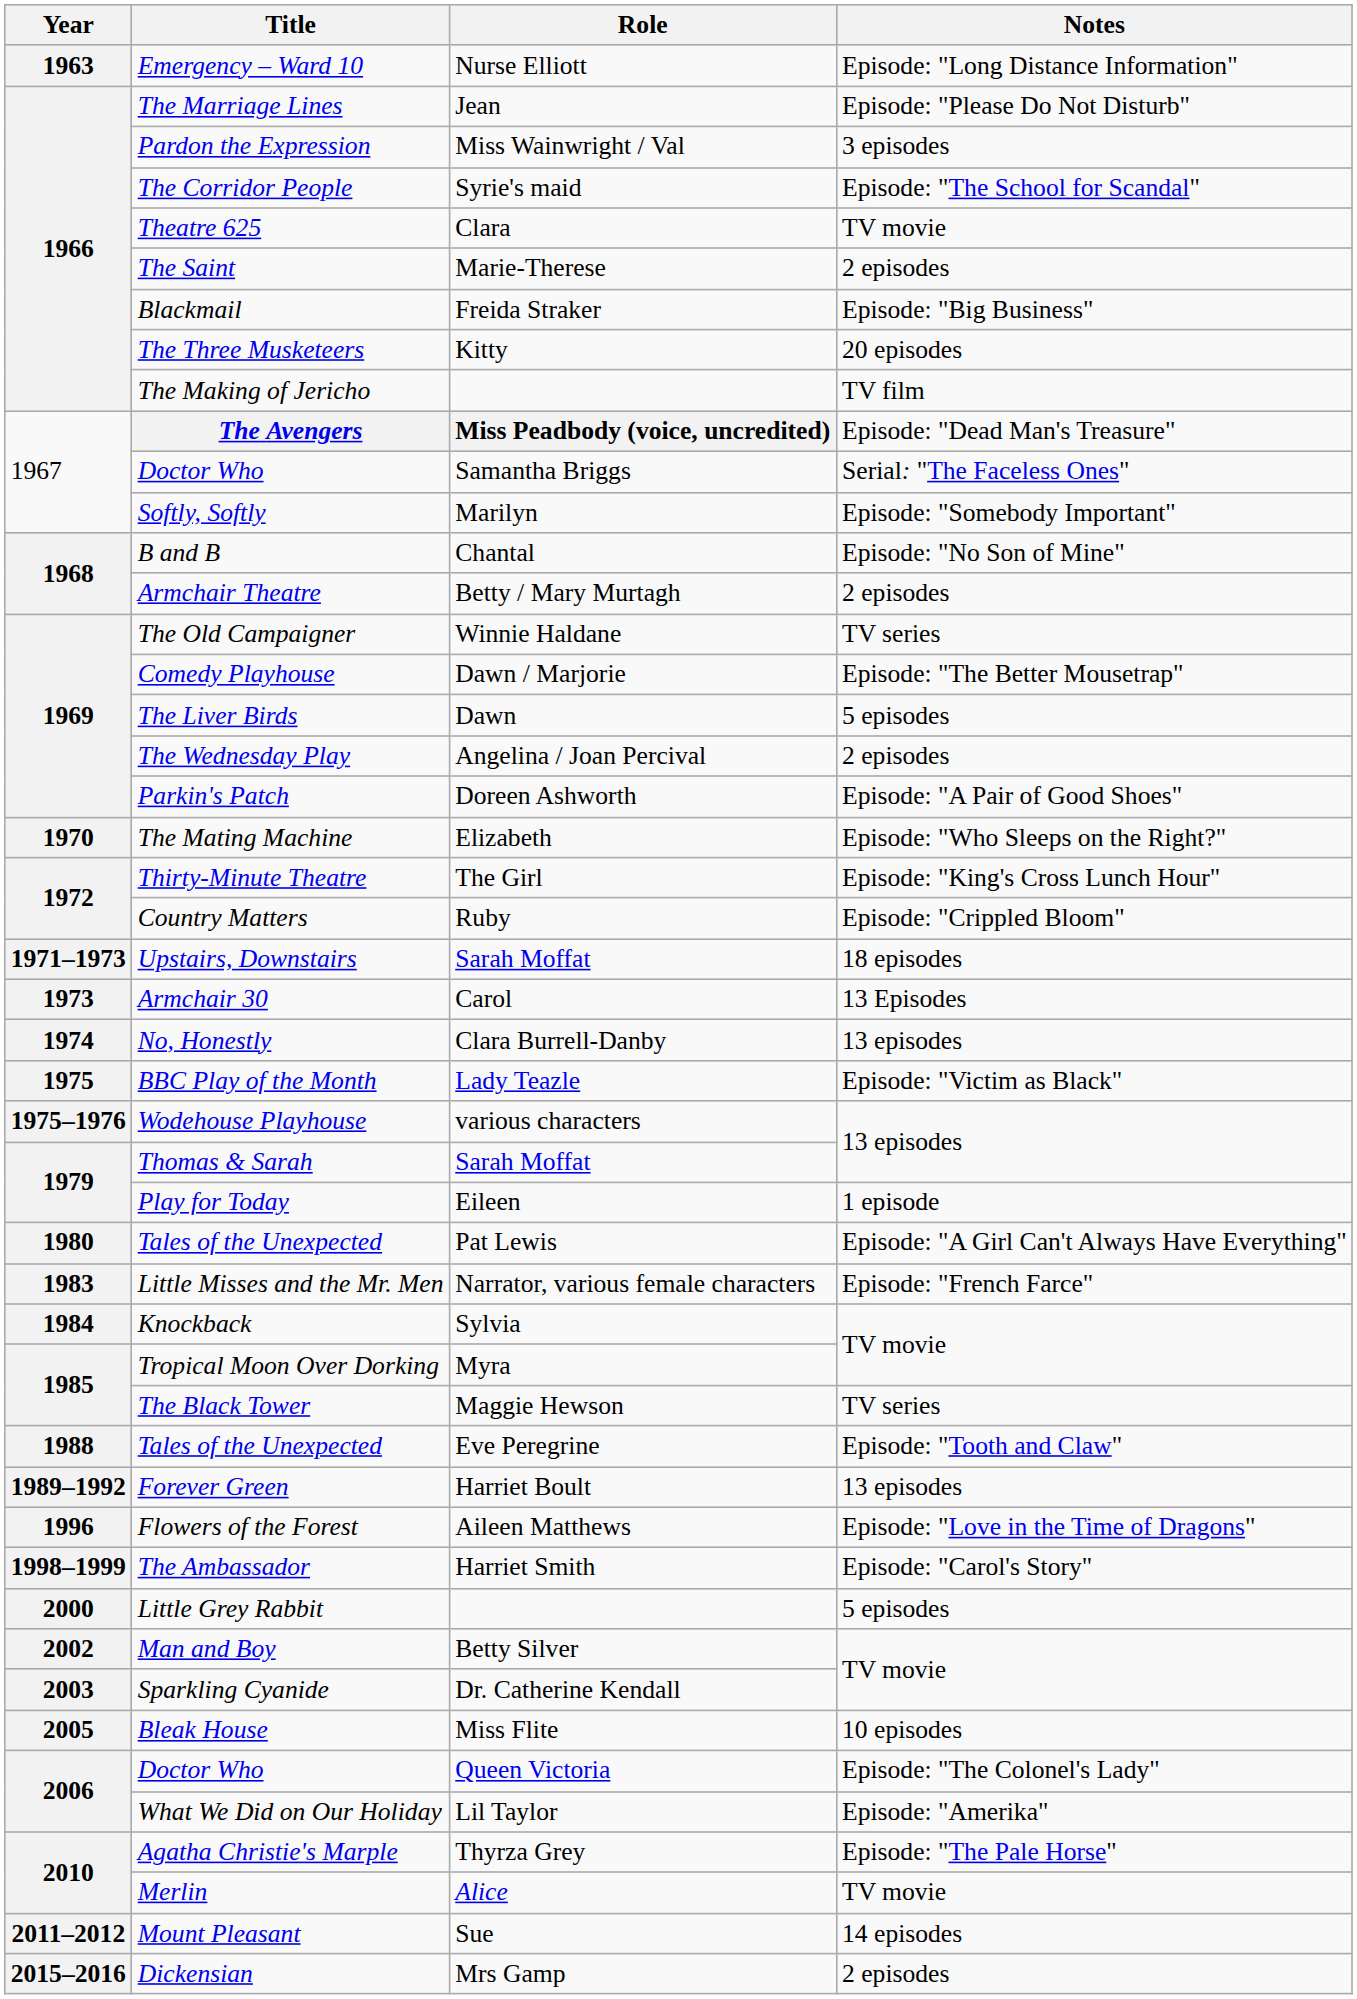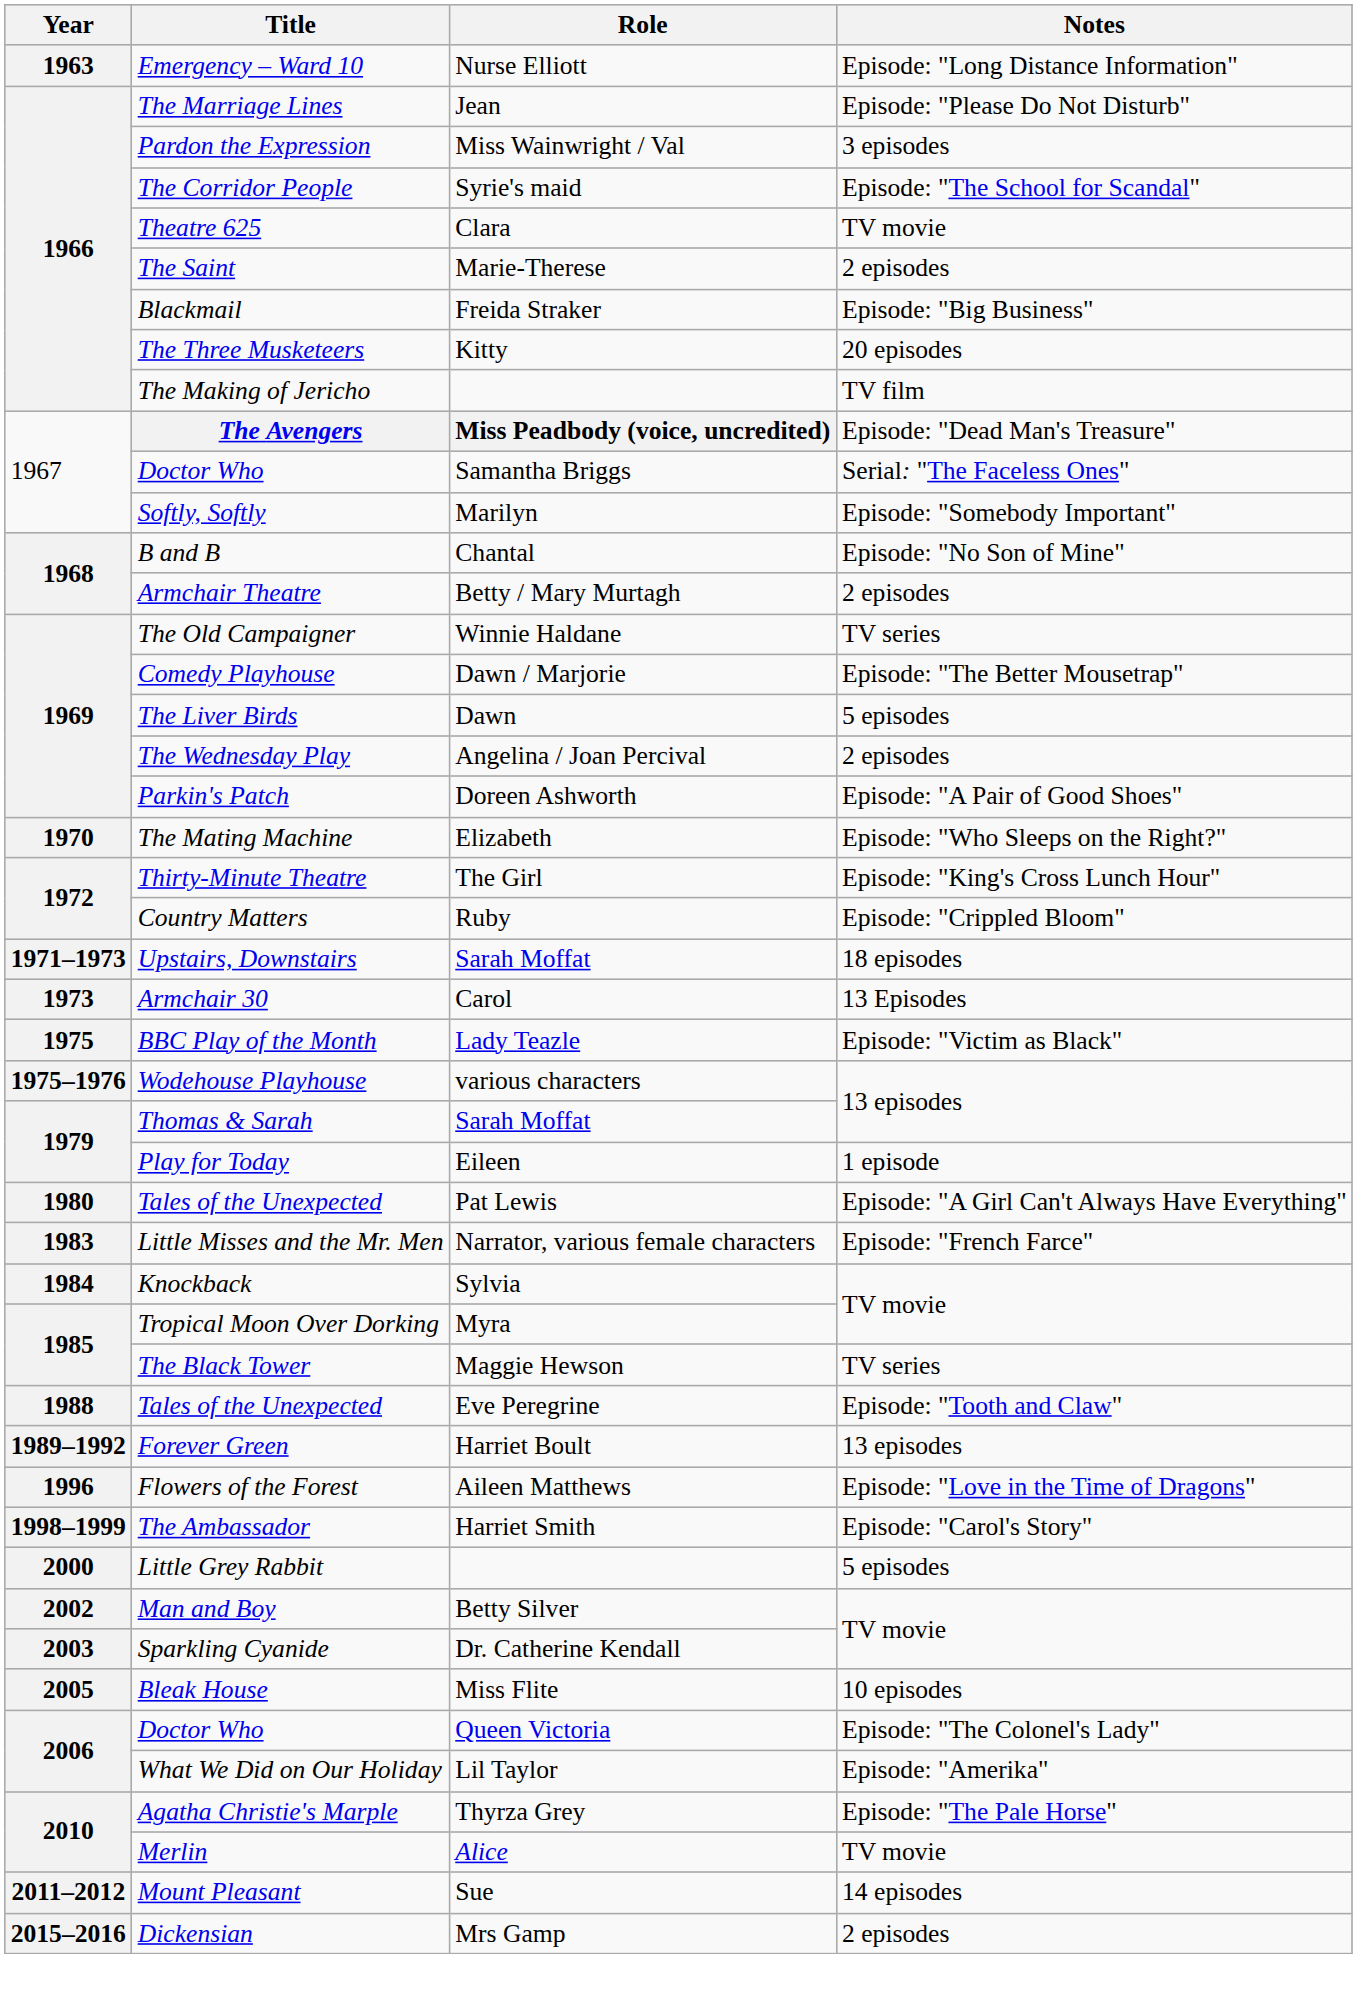- row: (205, 1039)
